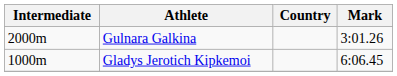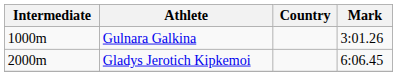(27, 37) 2000m -> (27, 37) 1000m
(27, 60) 1000m -> (27, 60) 2000m
